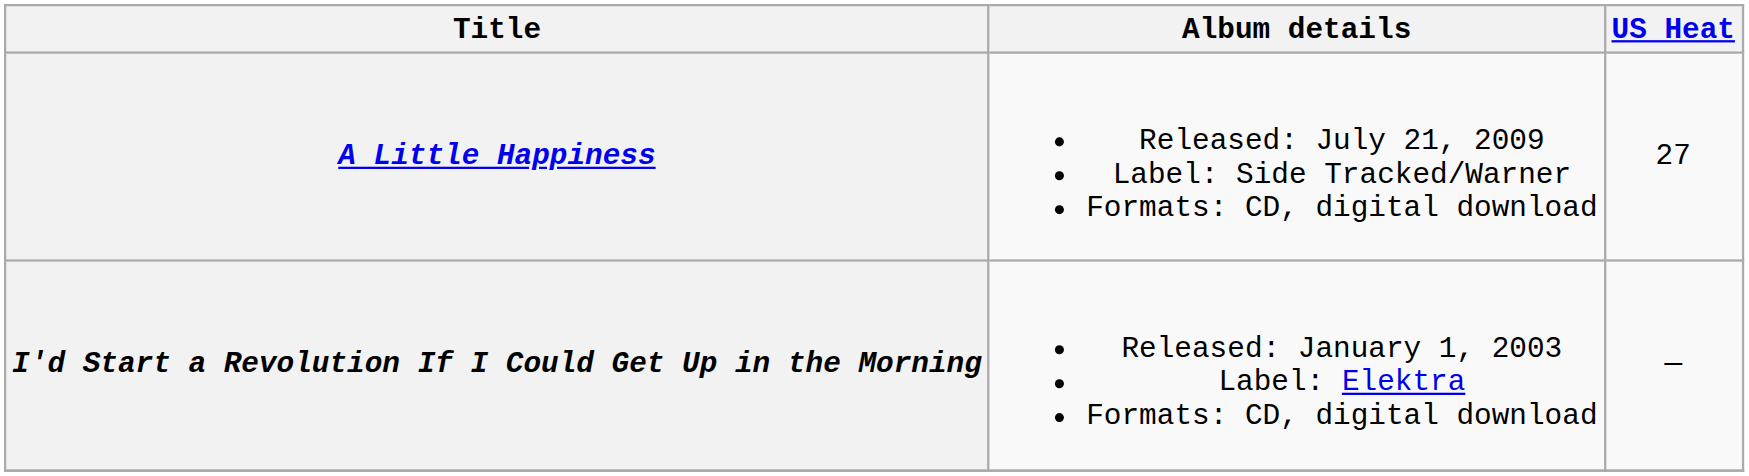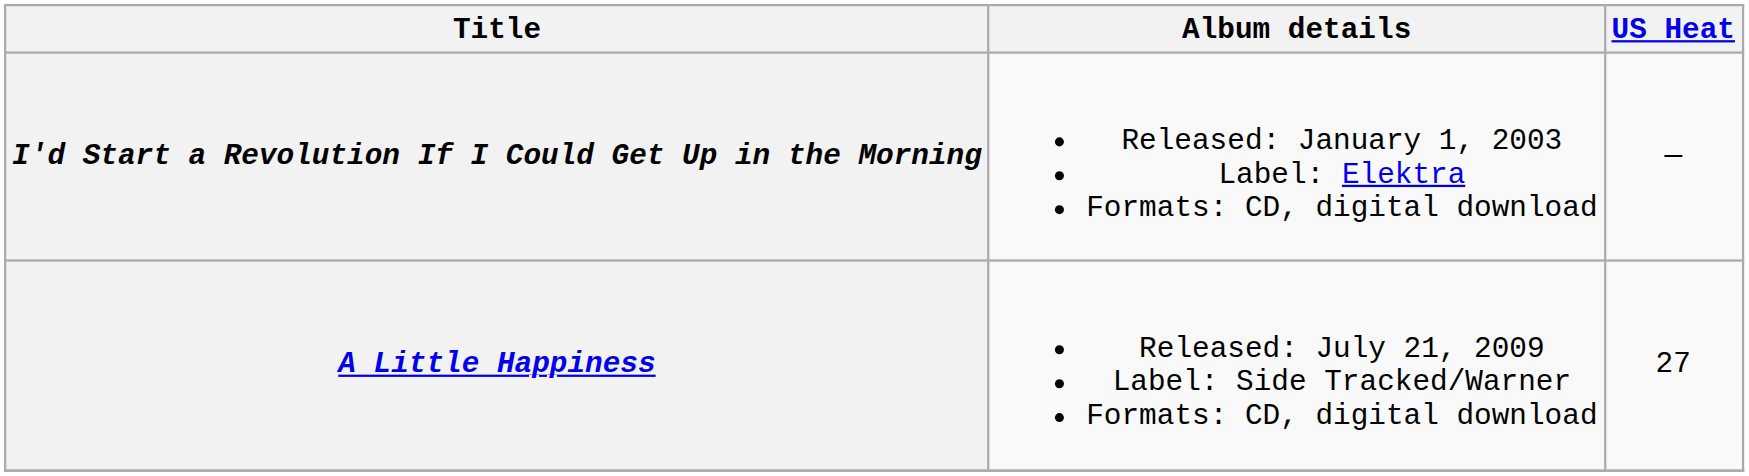rows swapped: (497, 366) <-> (497, 157)
